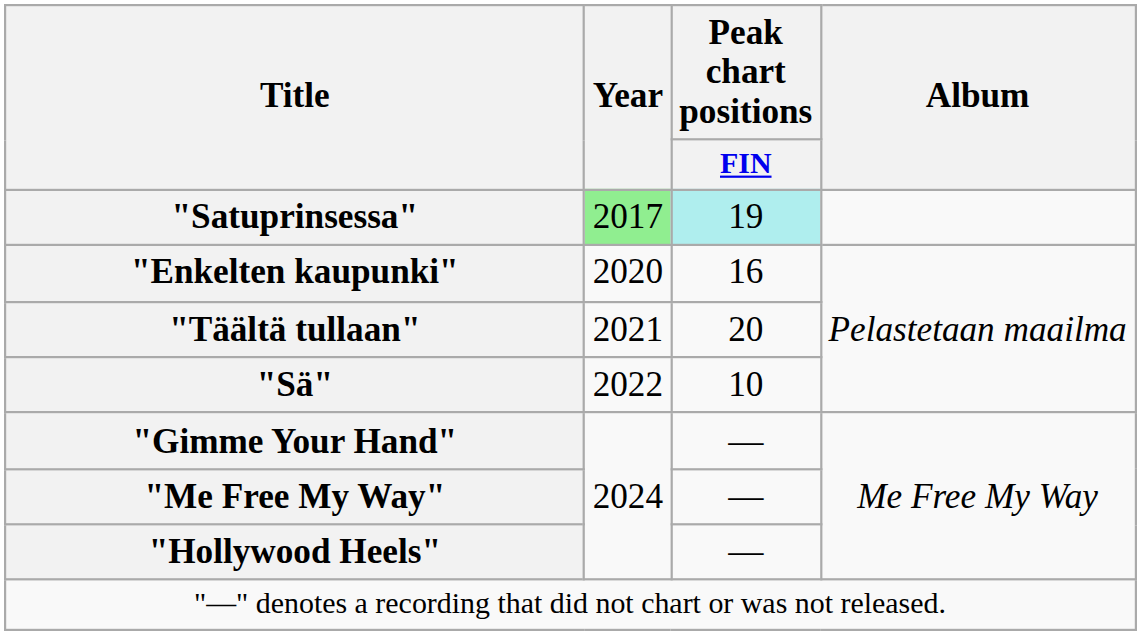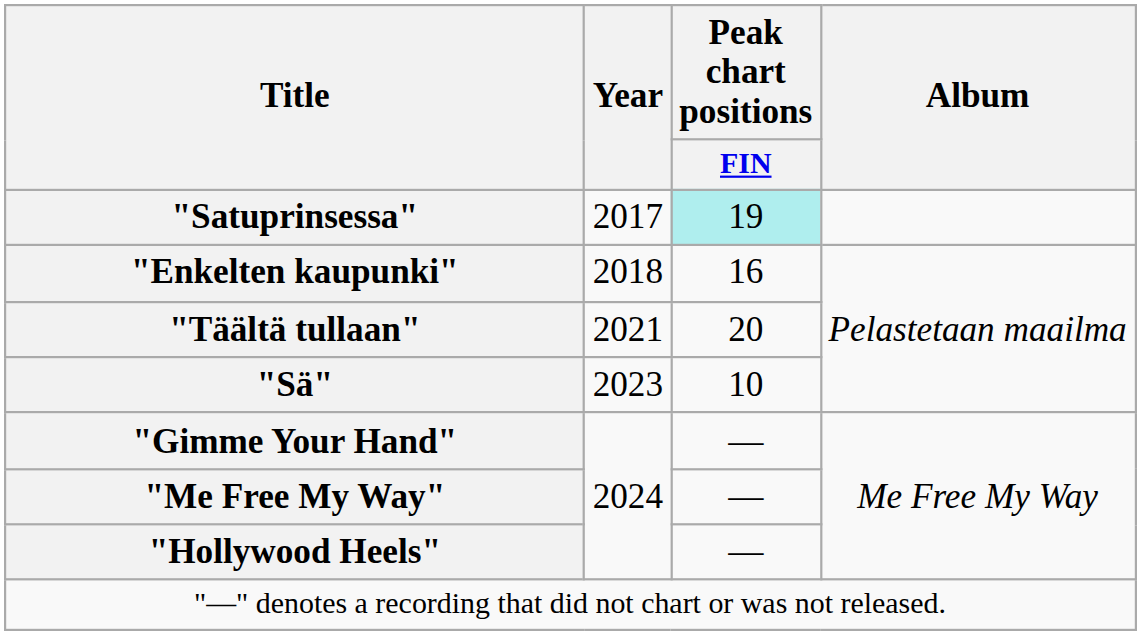(628, 216) lightgreen background -> (628, 216) no background
(628, 272) 2020 -> (628, 272) 2018
(628, 384) 2022 -> (628, 384) 2023
